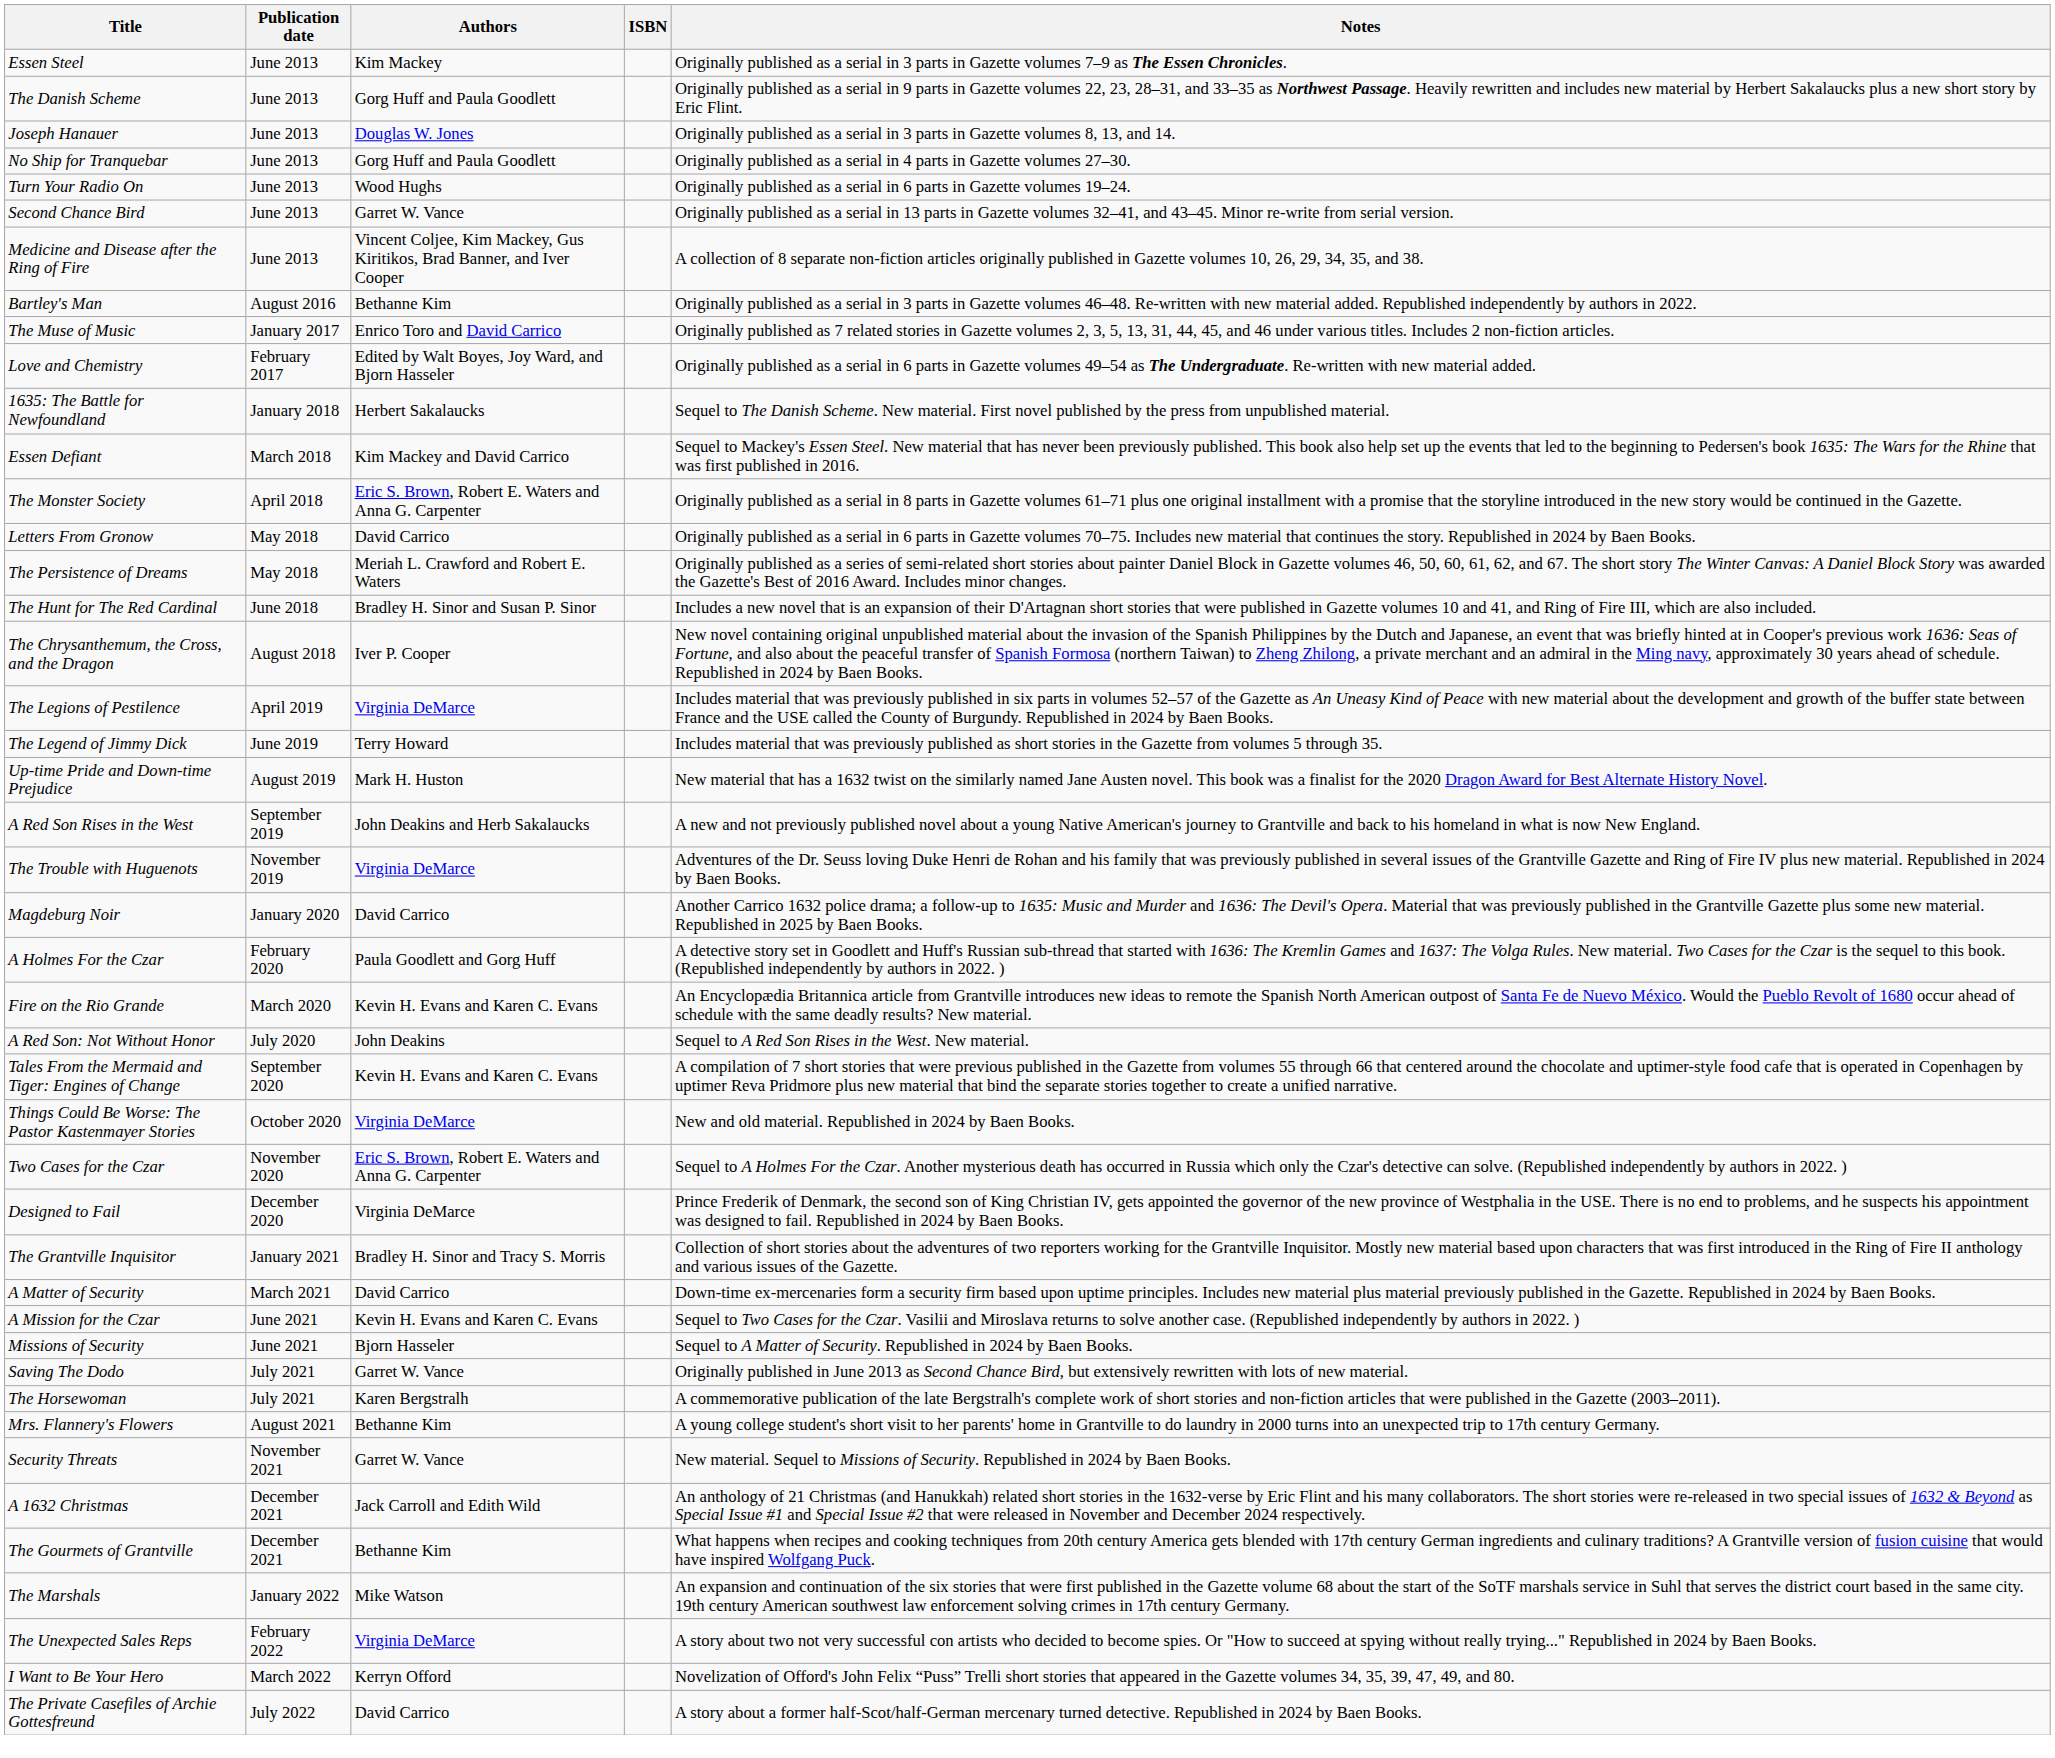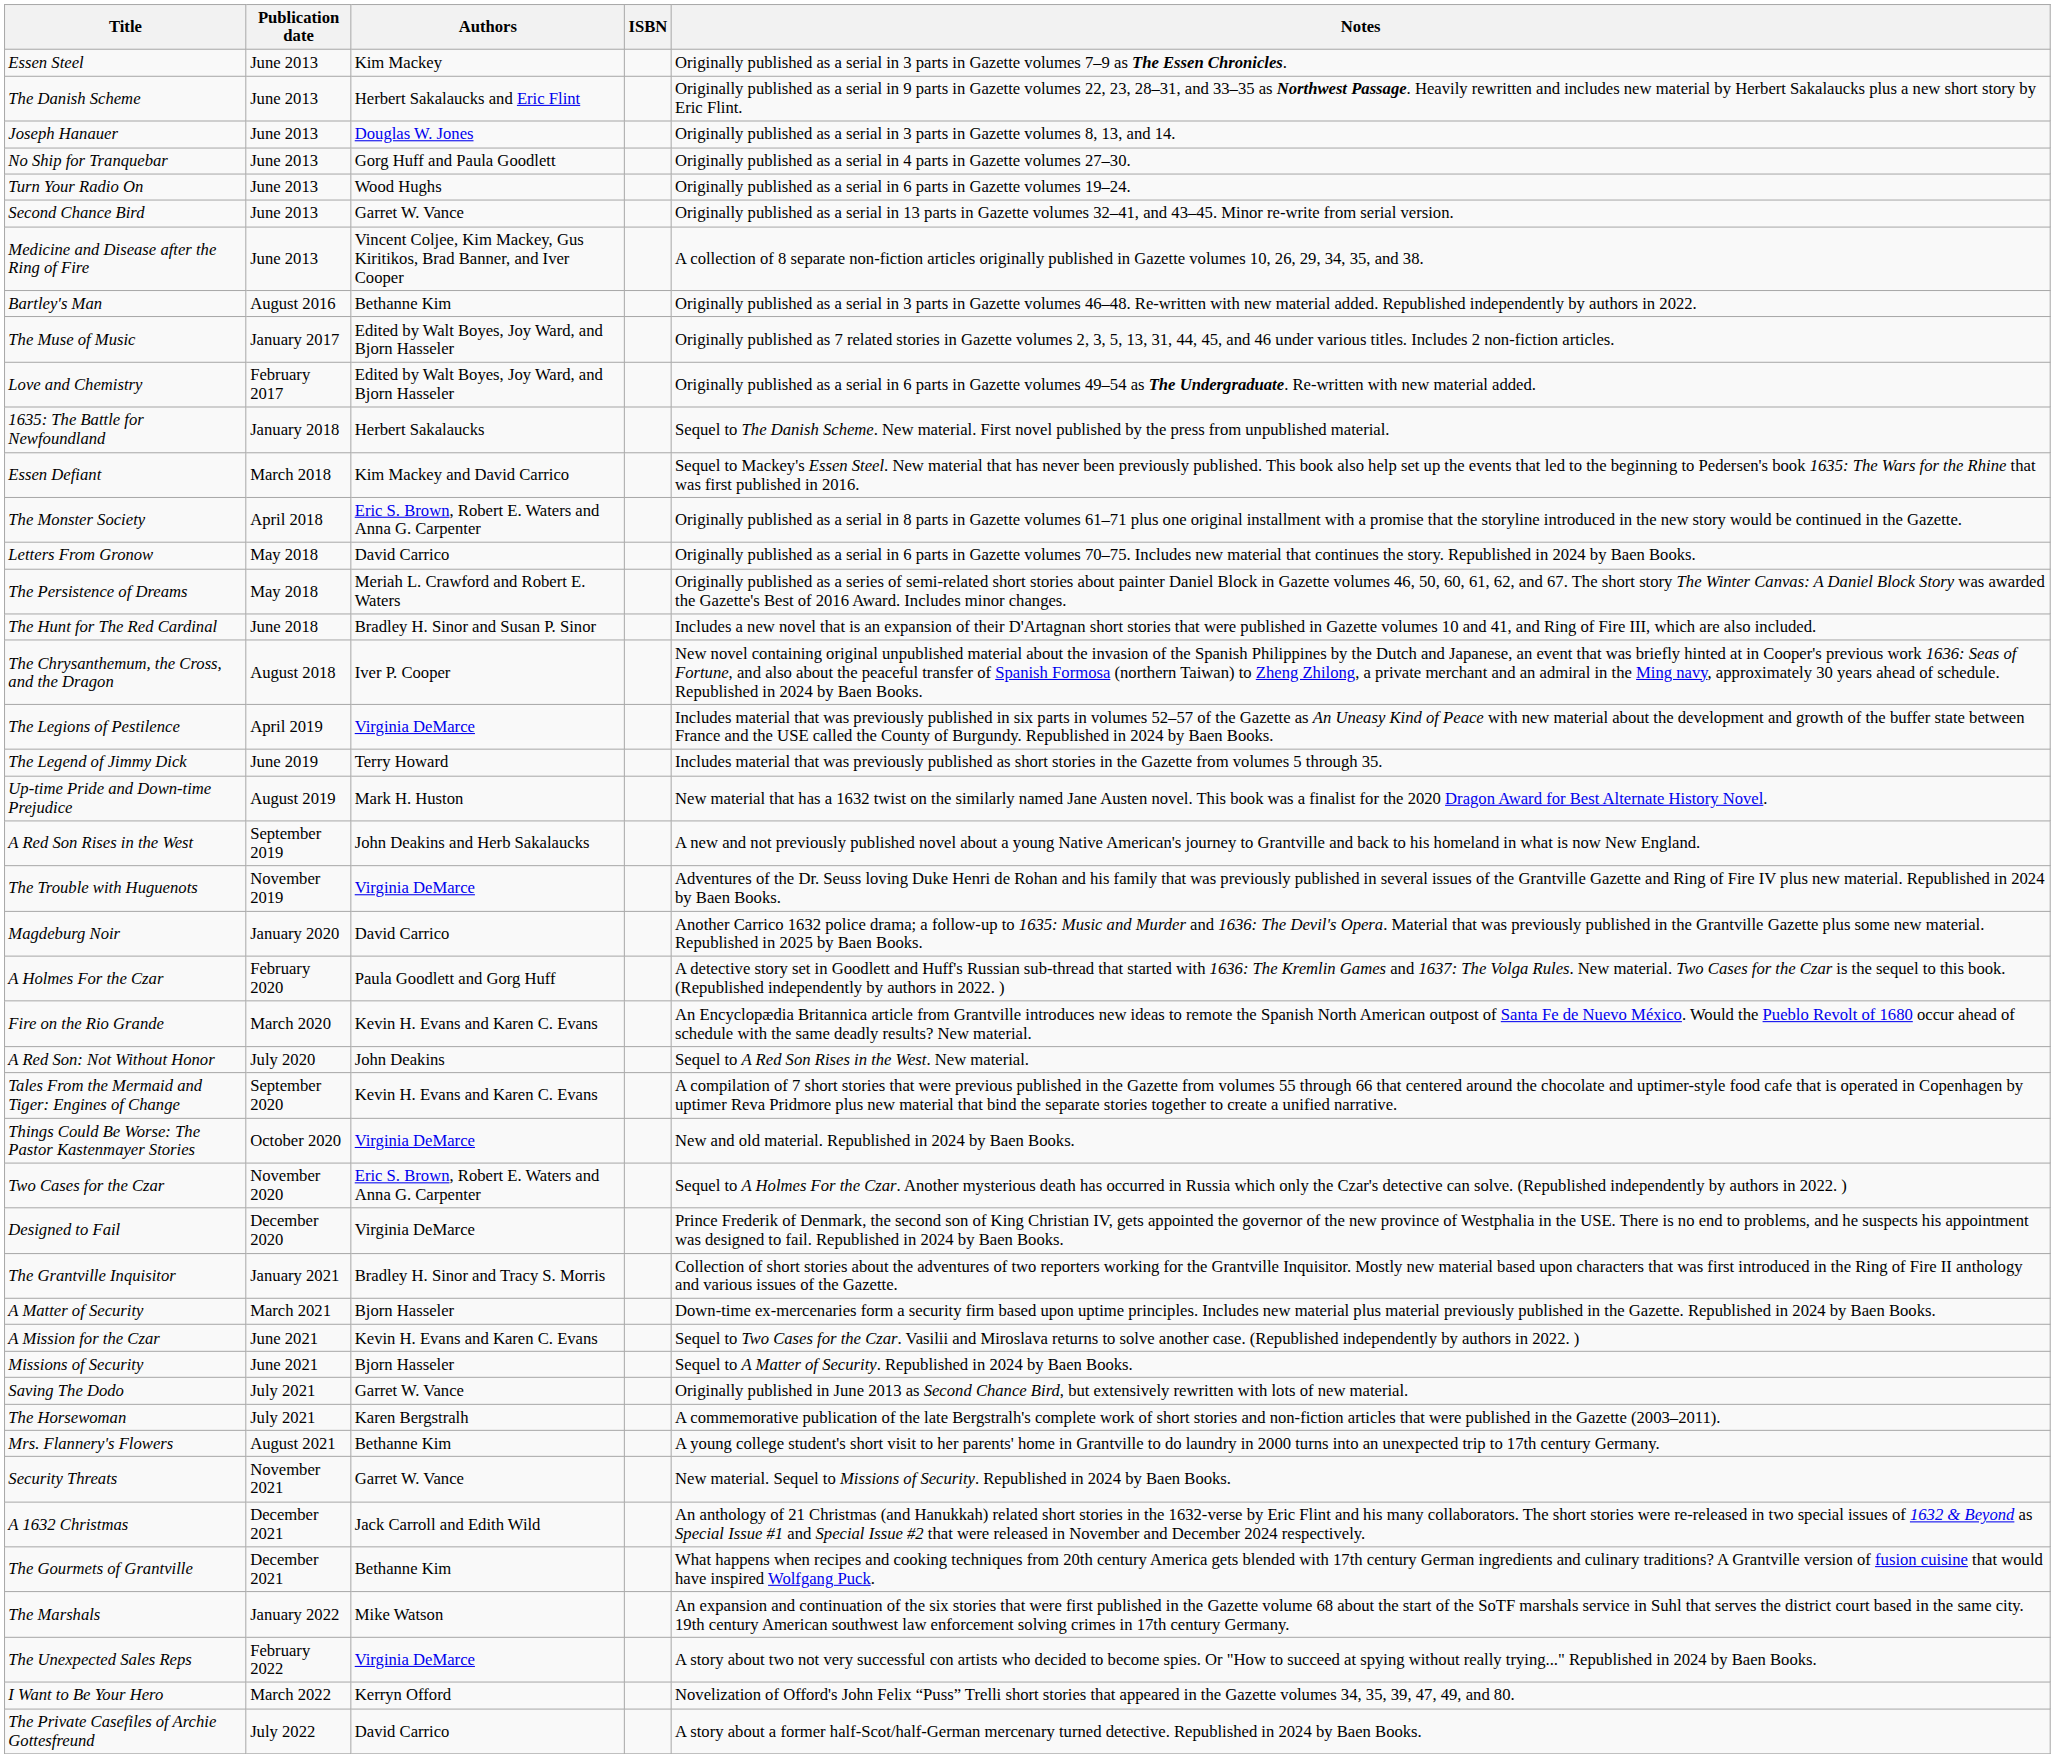(455, 98) Gorg Huff and Paula Goodlett -> (467, 98) Herbert Sakalaucks and Eric Flint
(458, 330) Enrico Toro and David Carrico -> (479, 339) Edited by Walt Boyes, Joy Ward, and Bjorn Hasseler
(402, 1292) David Carrico -> (404, 1311) Bjorn Hasseler
